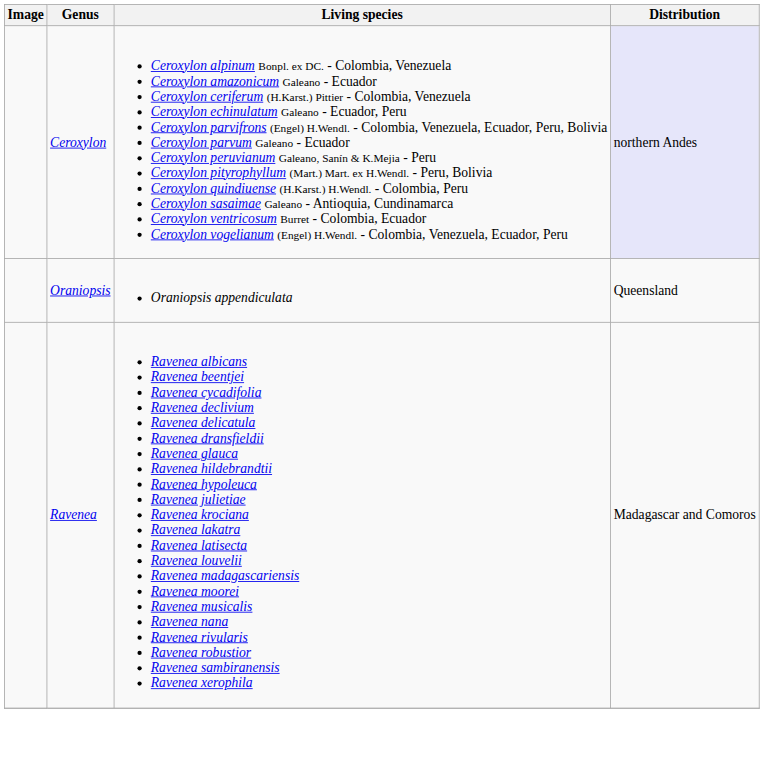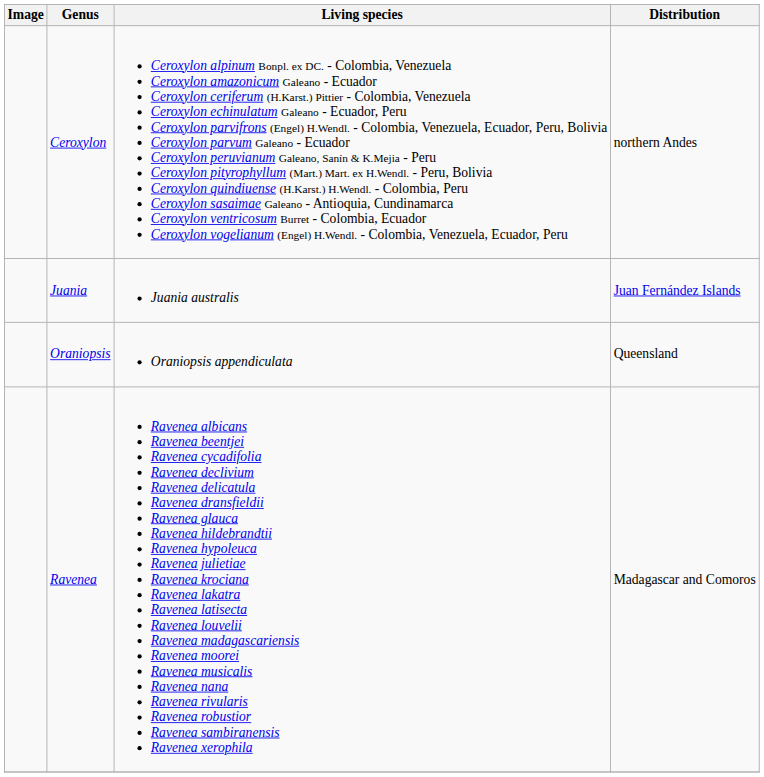(655, 142) lavender background -> (655, 142) no background
+ row: (69, 290)
